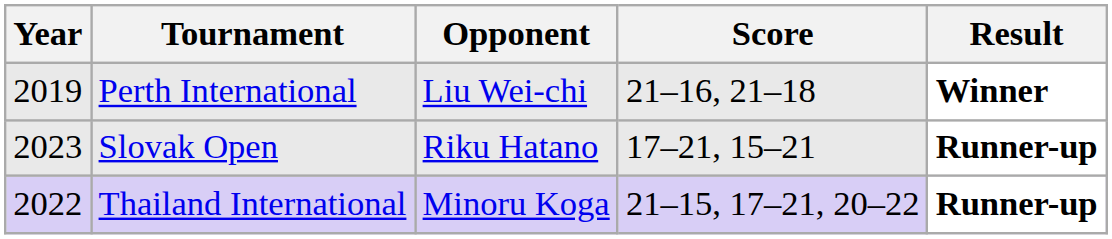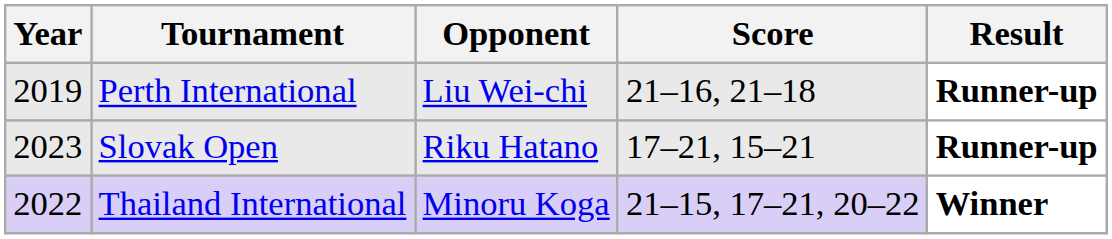(992, 90) Winner -> (1017, 90) Runner-up
(1017, 204) Runner-up -> (992, 204) Winner
